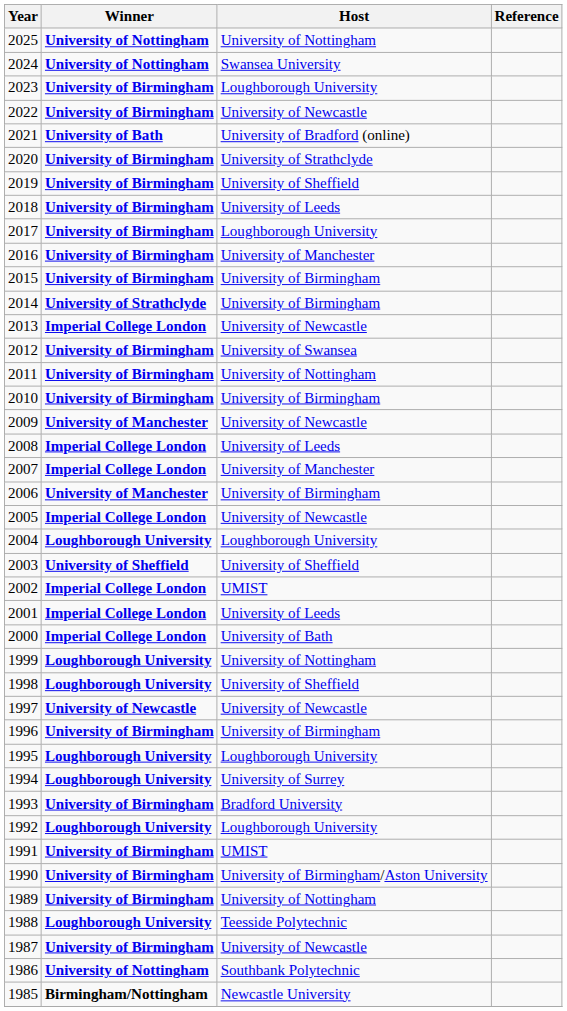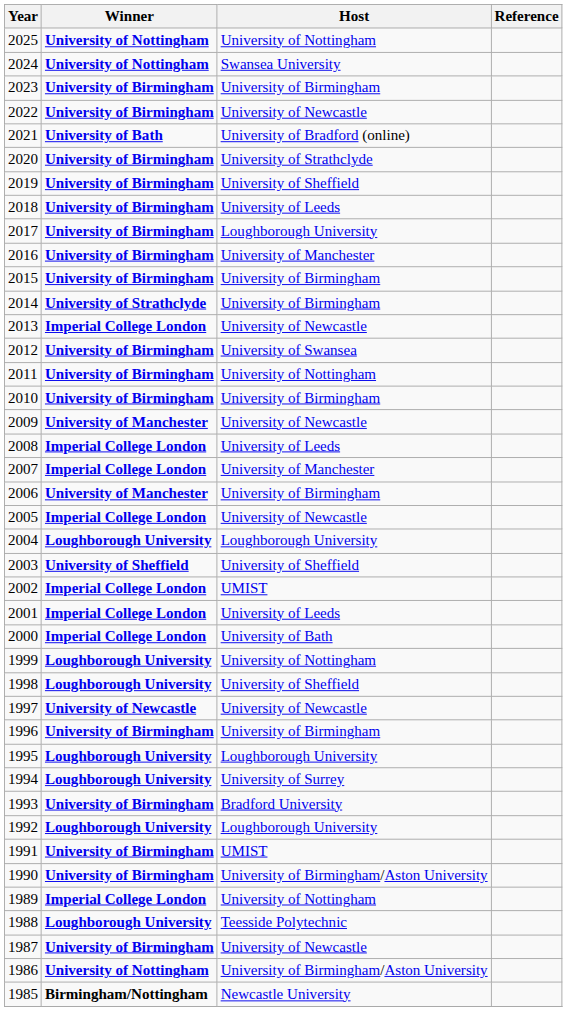(299, 87) Loughborough University -> (300, 87) University of Birmingham
(129, 898) University of Birmingham -> (126, 898) Imperial College London
(290, 970) Southbank Polytechnic -> (354, 970) University of Birmingham/Aston University
